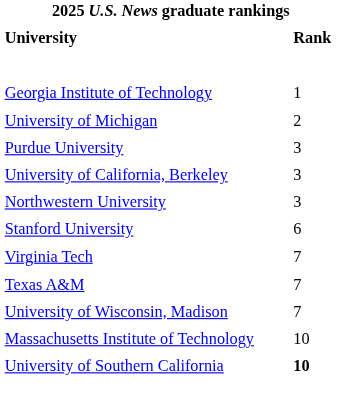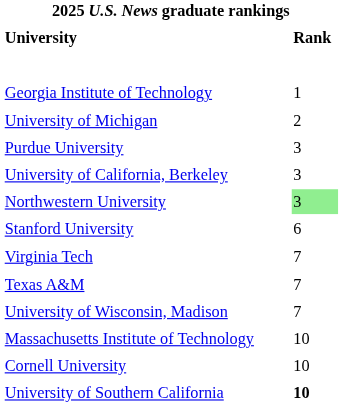(297, 202) no background -> (297, 202) lightgreen background
+ row: (65, 366)
